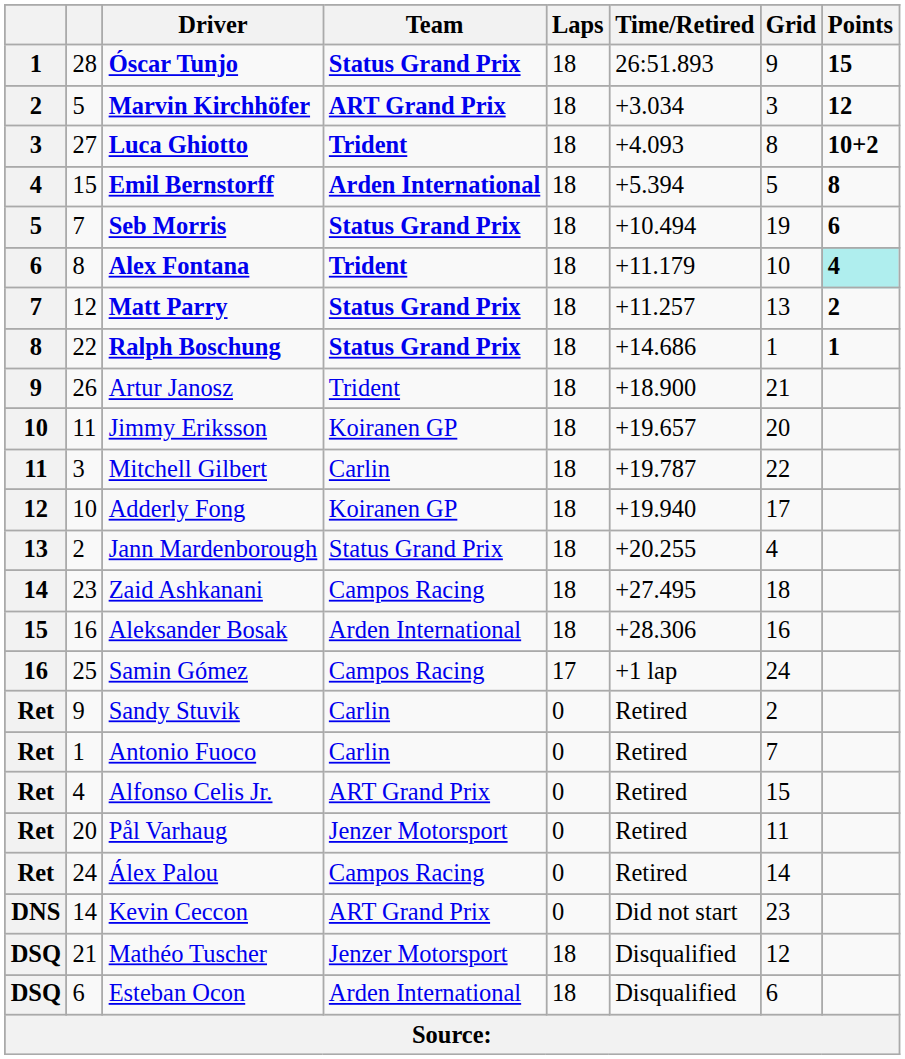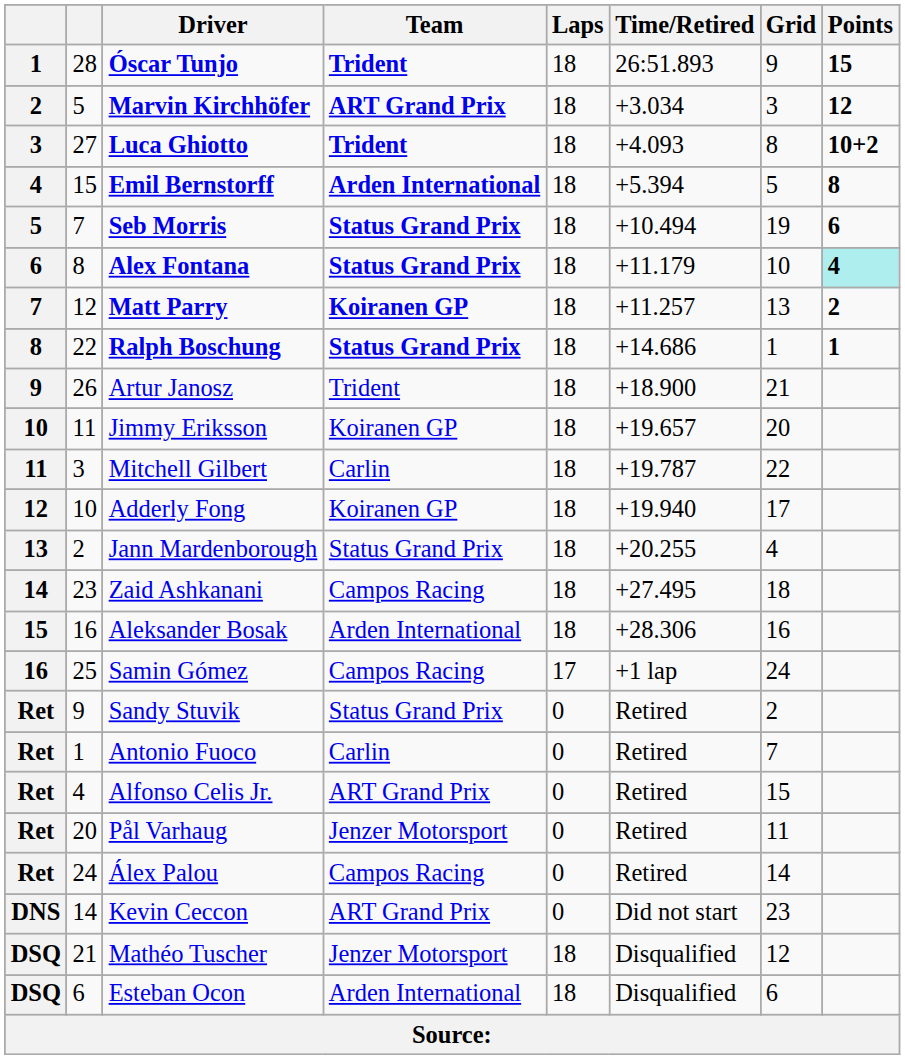(425, 64) Status Grand Prix -> (368, 64) Trident
(368, 266) Trident -> (425, 266) Status Grand Prix
(425, 306) Status Grand Prix -> (399, 306) Koiranen GP
(359, 710) Carlin -> (416, 710) Status Grand Prix
